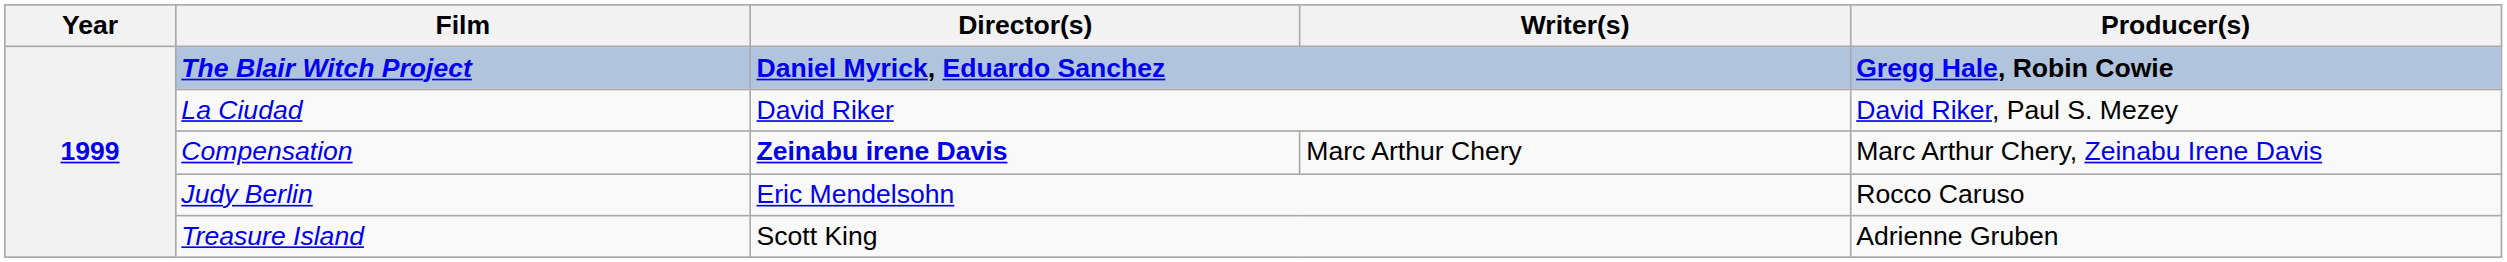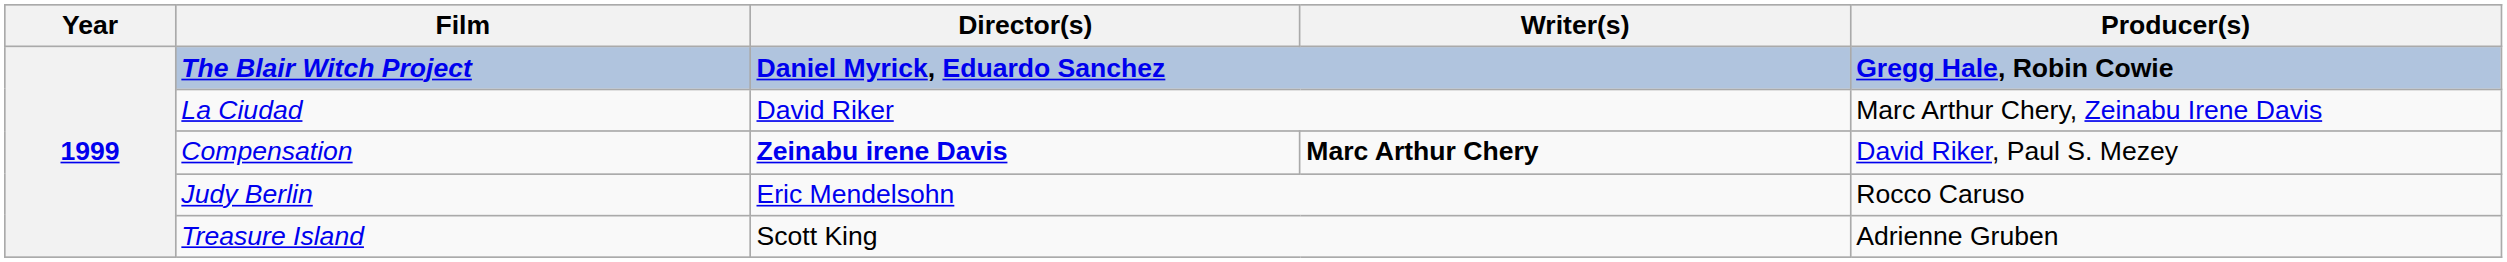(2017, 109) David Riker, Paul S. Mezey -> (2089, 109) Marc Arthur Chery, Zeinabu Irene Davis
(1414, 151) normal -> (1422, 151) bold
(2089, 151) Marc Arthur Chery, Zeinabu Irene Davis -> (2017, 151) David Riker, Paul S. Mezey
